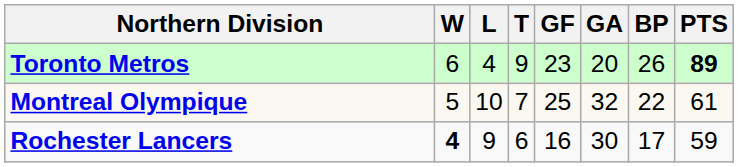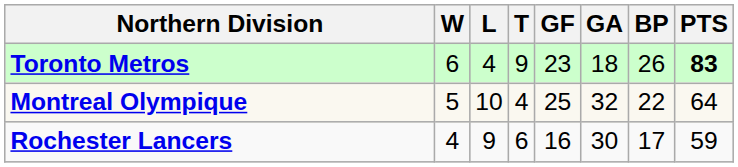(605, 63) 20 -> (605, 63) 18
(704, 63) 89 -> (704, 63) 83
(522, 102) 7 -> (522, 102) 4
(704, 102) 61 -> (704, 102) 64
(452, 141) bold -> (452, 141) normal
